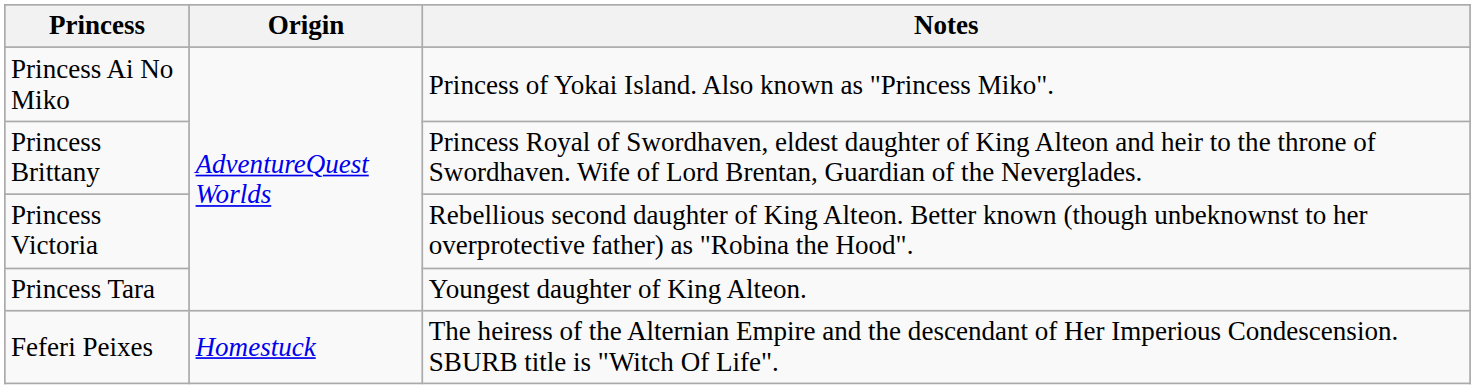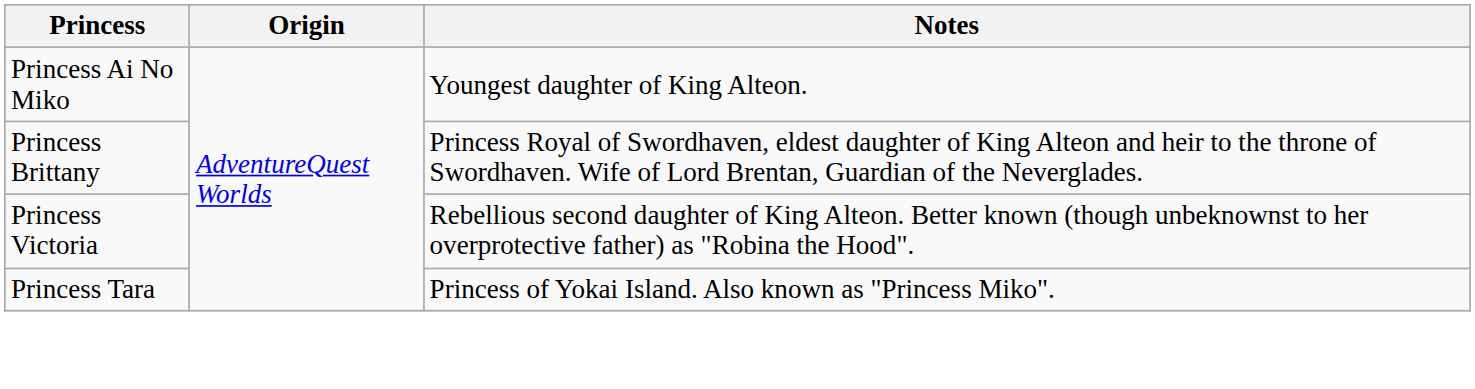(741, 84) Princess of Yokai Island. Also known as "Princess Miko". -> (619, 84) Youngest daughter of King Alteon.
(618, 288) Youngest daughter of King Alteon. -> (742, 288) Princess of Yokai Island. Also known as "Princess Miko".
- row: (82, 346)
